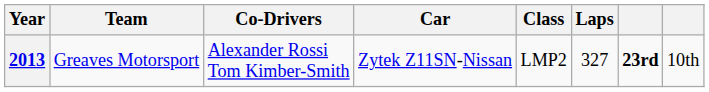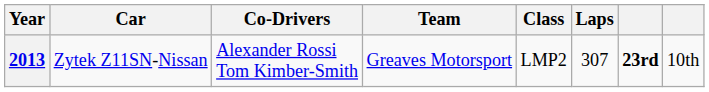columns swapped: (126, 19) <-> (435, 19)
(595, 60) 327 -> (595, 60) 307
